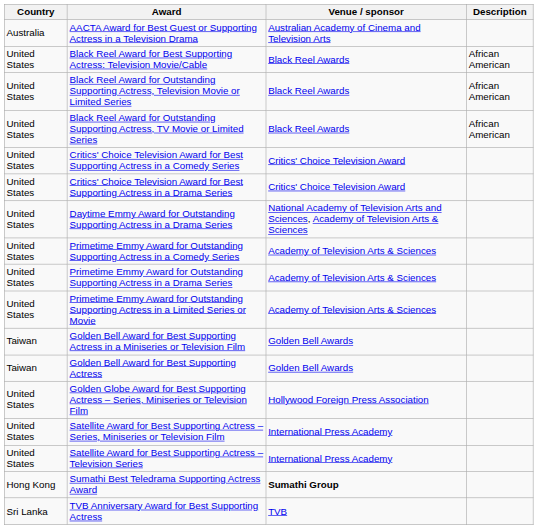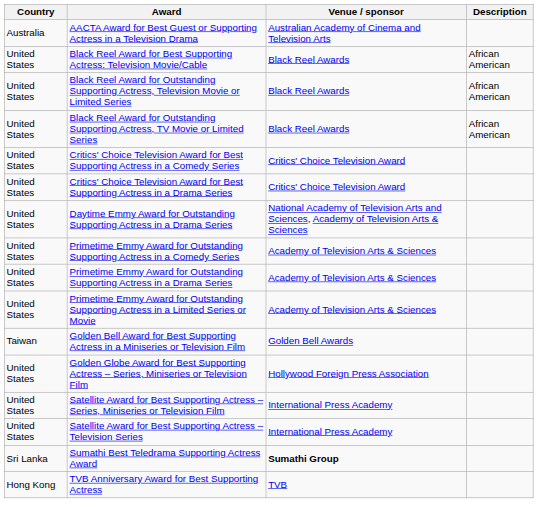- row: (153, 368)
(31, 484) Hong Kong -> (27, 458) Sri Lanka
(27, 511) Sri Lanka -> (31, 484) Hong Kong
